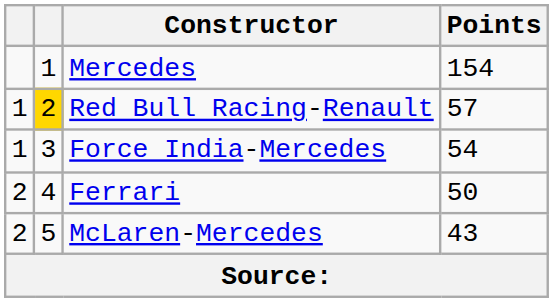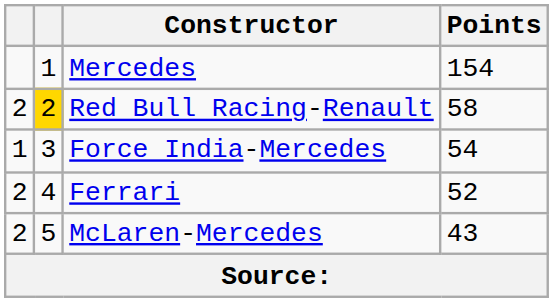(20, 109) 1 -> (20, 109) 2
(462, 109) 57 -> (462, 109) 58
(462, 192) 50 -> (462, 192) 52
